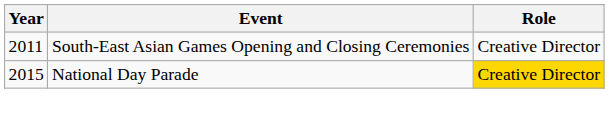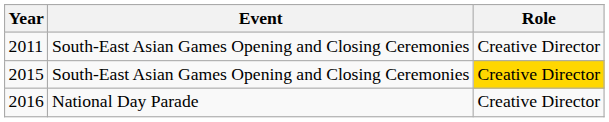(125, 74) National Day Parade -> (261, 74) South-East Asian Games Opening and Closing Ceremonies
+ row: (26, 102)
